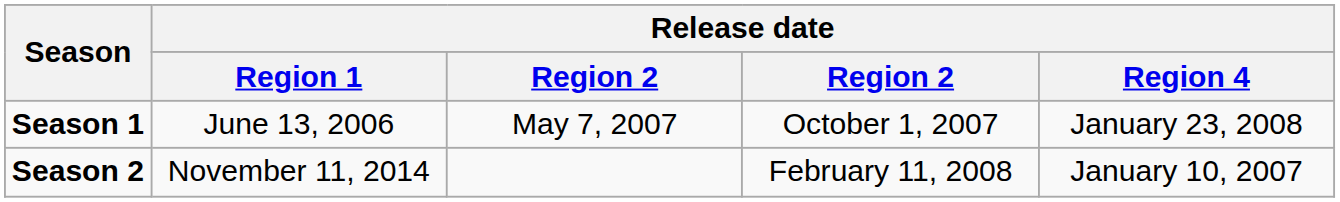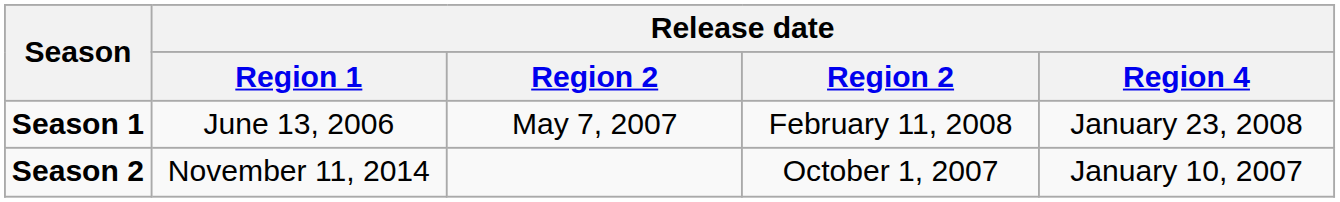(891, 123) October 1, 2007 -> (891, 123) February 11, 2008
(891, 171) February 11, 2008 -> (891, 171) October 1, 2007
